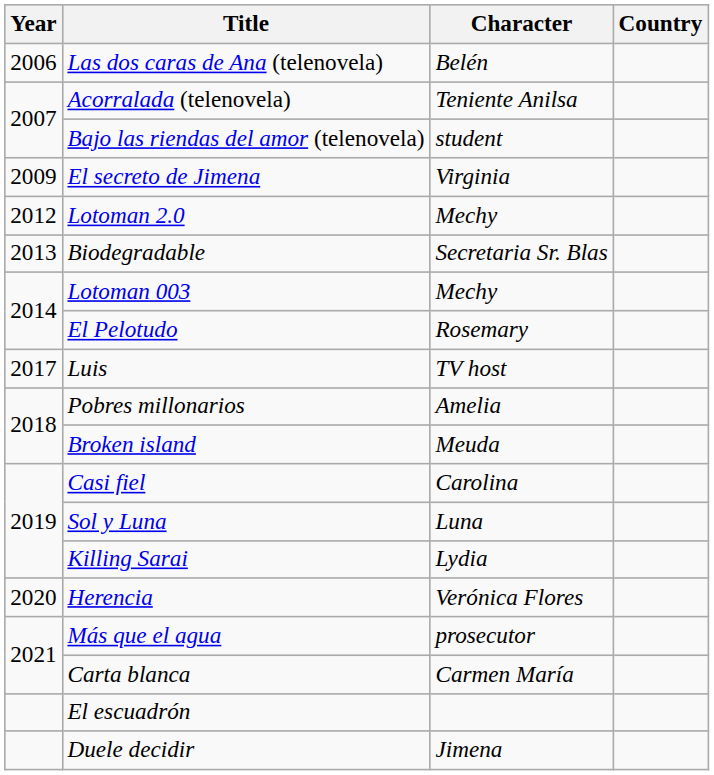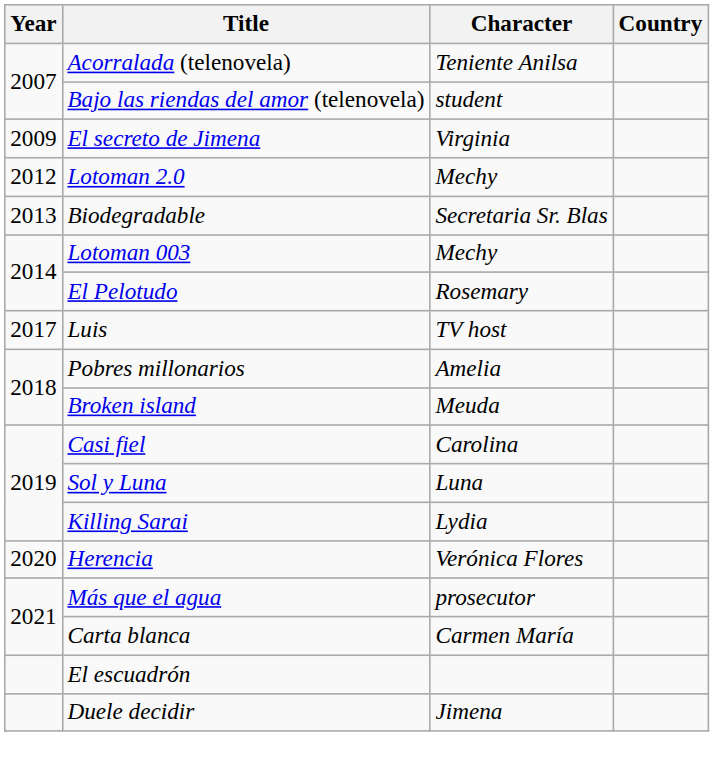- row: (225, 62)
